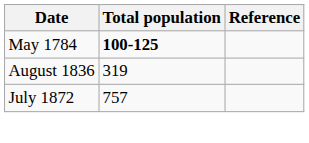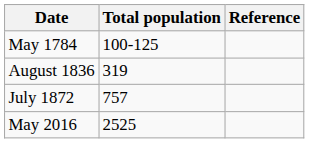(130, 44) bold -> (130, 44) normal
+ row: (43, 124)
